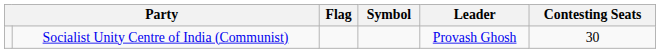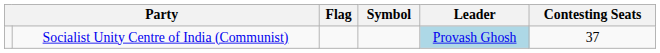(475, 37) no background -> (475, 37) lightblue background
(593, 37) 30 -> (593, 37) 37
